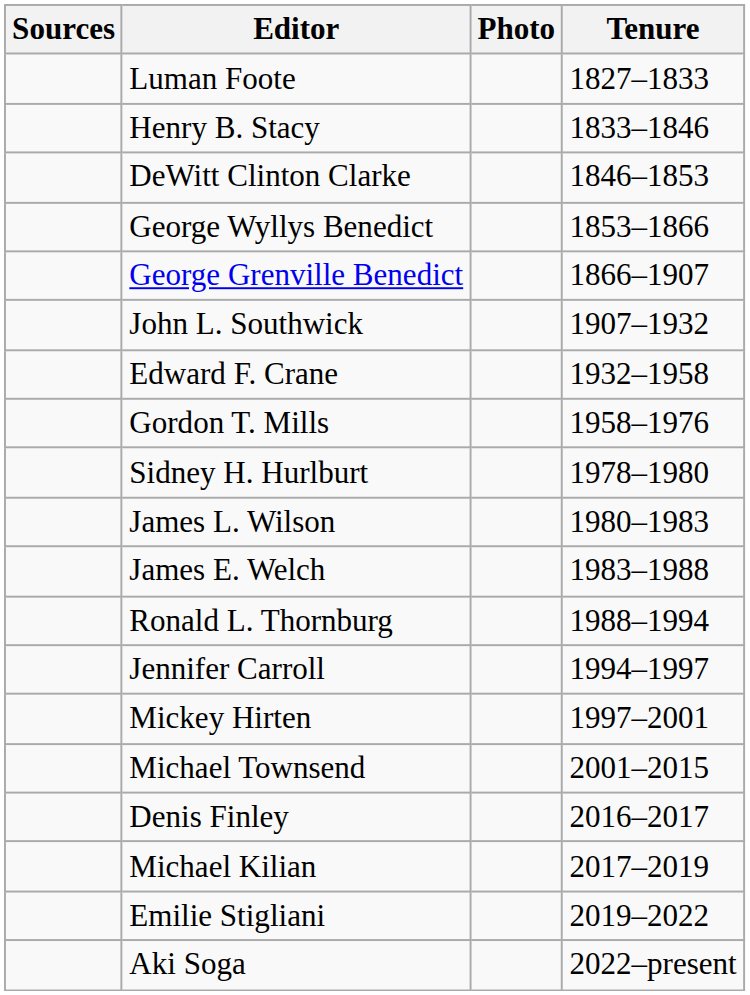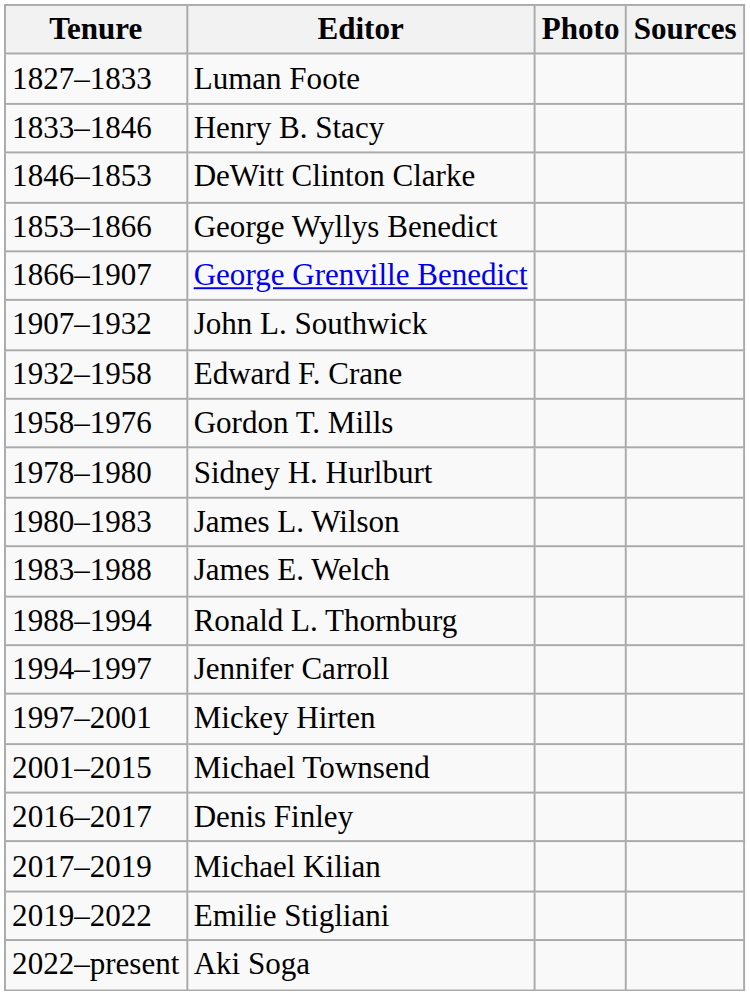columns swapped: (653, 29) <-> (64, 29)
